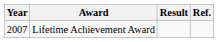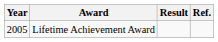(17, 29) 2007 -> (17, 29) 2005
